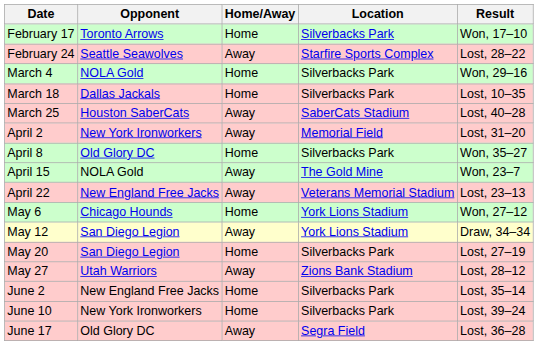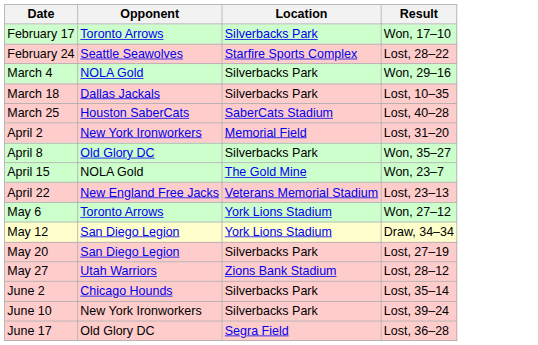- column: (260, 14)
(126, 212) Chicago Hounds -> (122, 212) Toronto Arrows
(150, 291) New England Free Jacks -> (126, 291) Chicago Hounds
